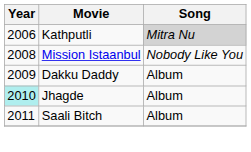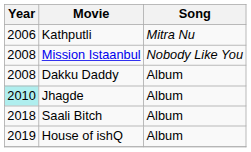(171, 34) lightgrey background -> (171, 34) no background
(22, 75) 2009 -> (22, 75) 2008
(21, 116) 2011 -> (22, 116) 2018
+ row: (82, 136)
